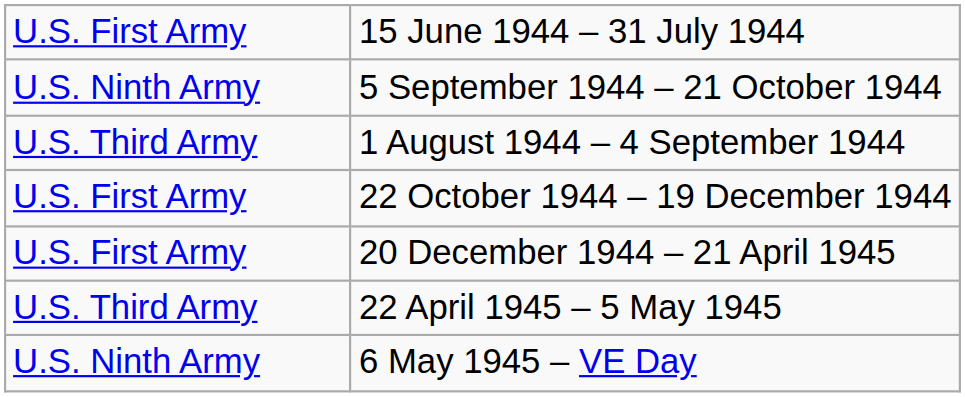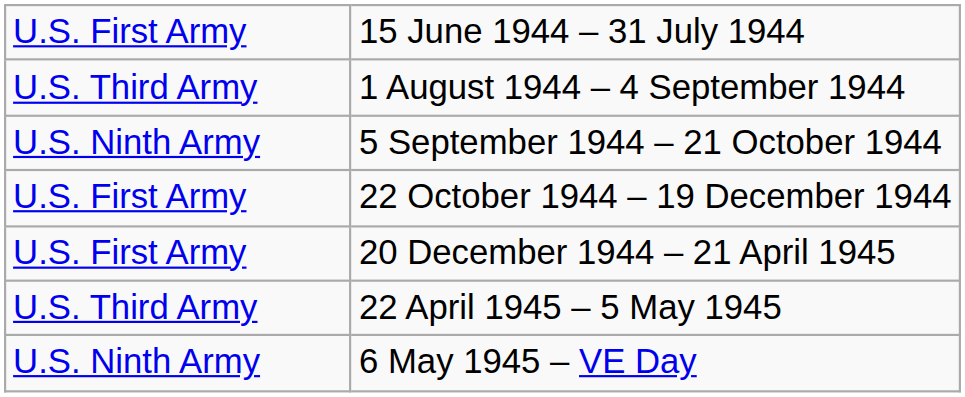rows swapped: (632, 142) <-> (650, 87)
